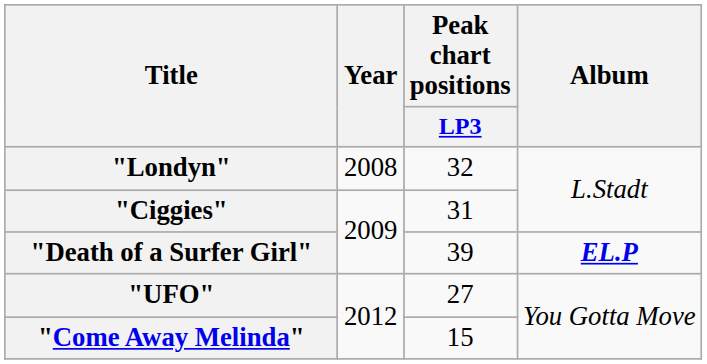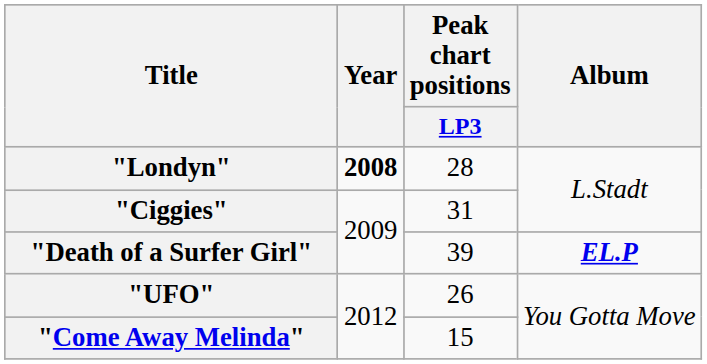(371, 167) normal -> (371, 167) bold
(460, 167) 32 -> (460, 167) 28
(460, 294) 27 -> (460, 294) 26
